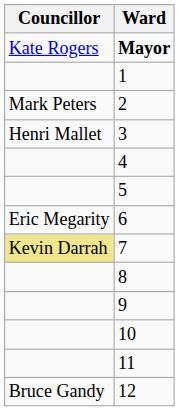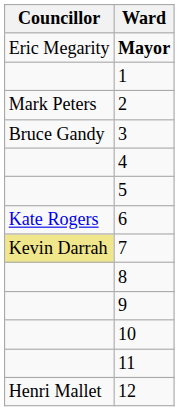(54, 47) Kate Rogers -> (59, 47) Eric Megarity
(55, 133) Henri Mallet -> (57, 133) Bruce Gandy
(59, 219) Eric Megarity -> (54, 219) Kate Rogers
(57, 391) Bruce Gandy -> (55, 391) Henri Mallet
